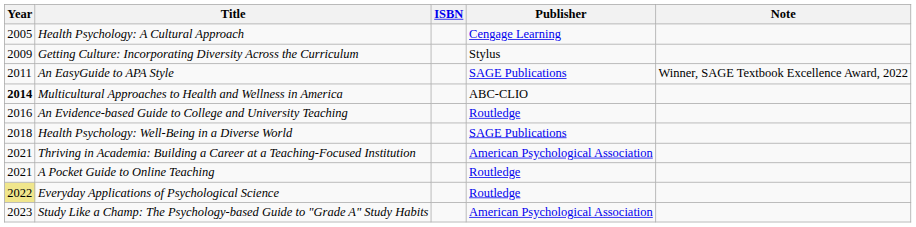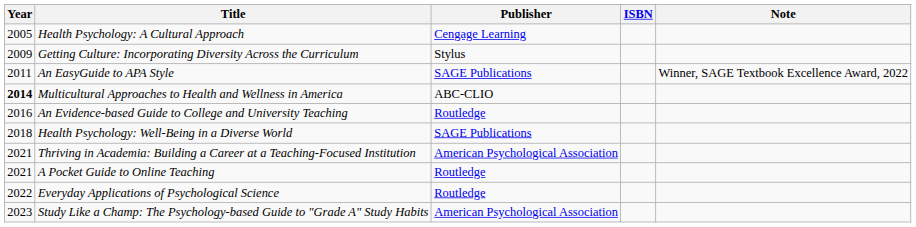columns swapped: (561, 14) <-> (449, 14)
(20, 192) khaki background -> (20, 192) no background
